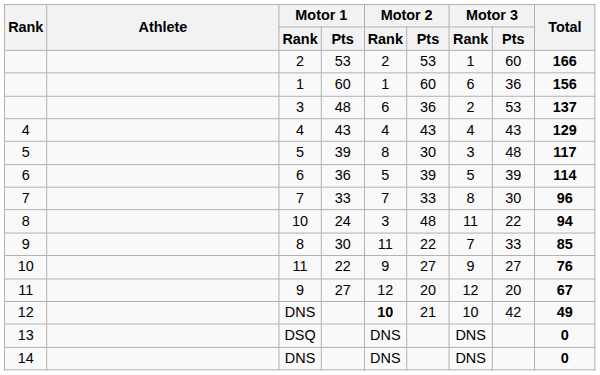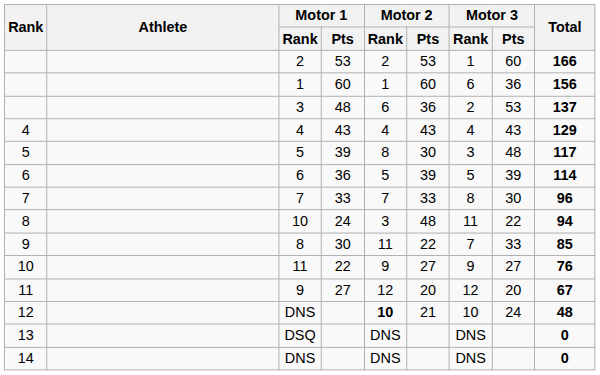(513, 312) 42 -> (513, 312) 24
(565, 312) 49 -> (565, 312) 48
